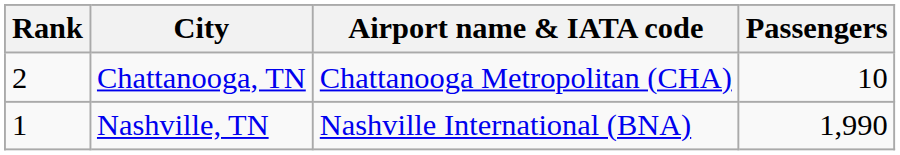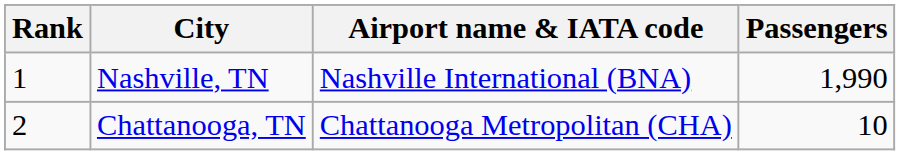rows swapped: (183, 125) <-> (201, 76)
